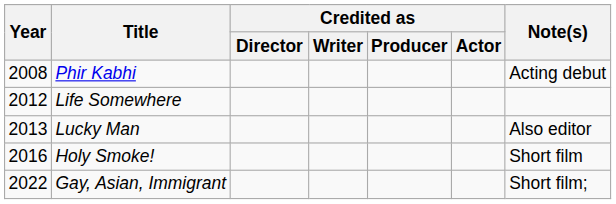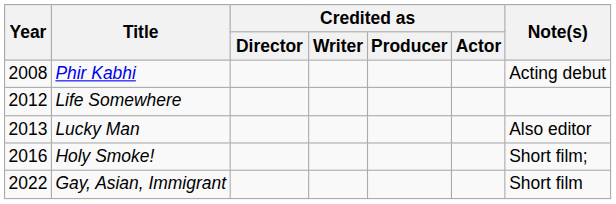(546, 156) Short film -> (548, 156) Short film;
(548, 184) Short film; -> (546, 184) Short film
